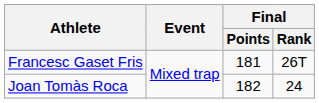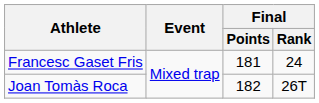(294, 63) 26T -> (294, 63) 24
(294, 86) 24 -> (294, 86) 26T
